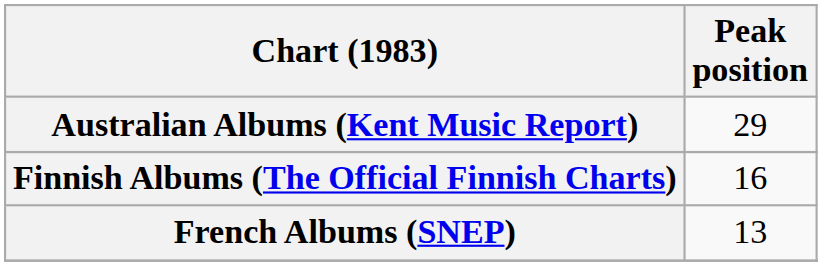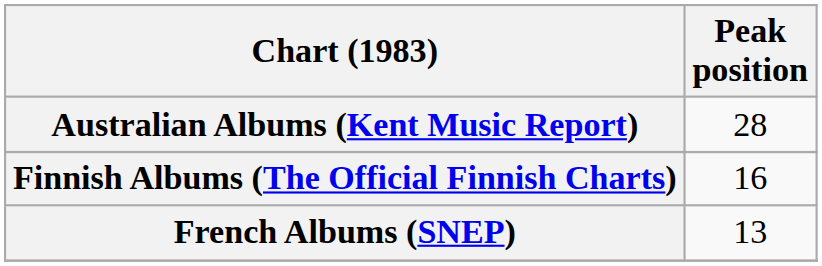(750, 123) 29 -> (750, 123) 28
